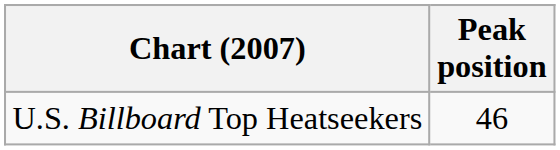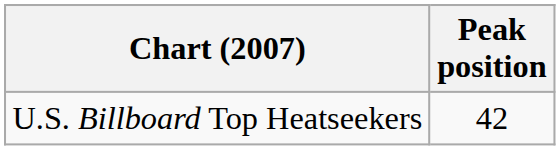(492, 117) 46 -> (492, 117) 42
